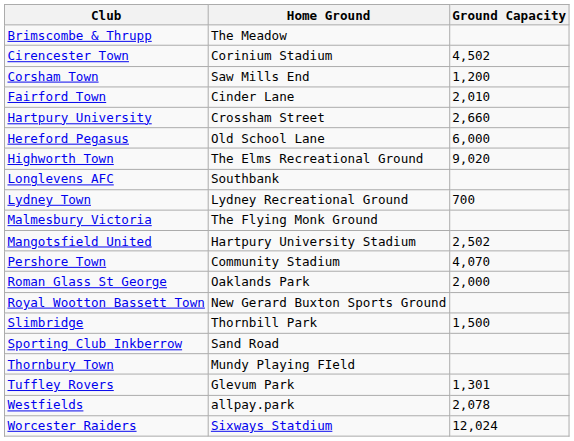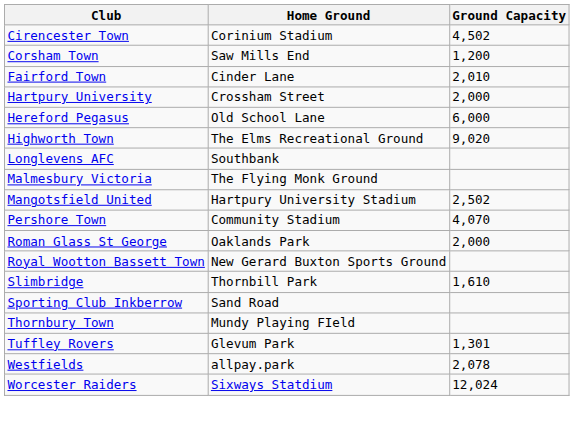- row: (80, 35)
(471, 118) 2,660 -> (471, 97) 2,000
- row: (49, 200)
(471, 323) 1,500 -> (471, 282) 1,610
